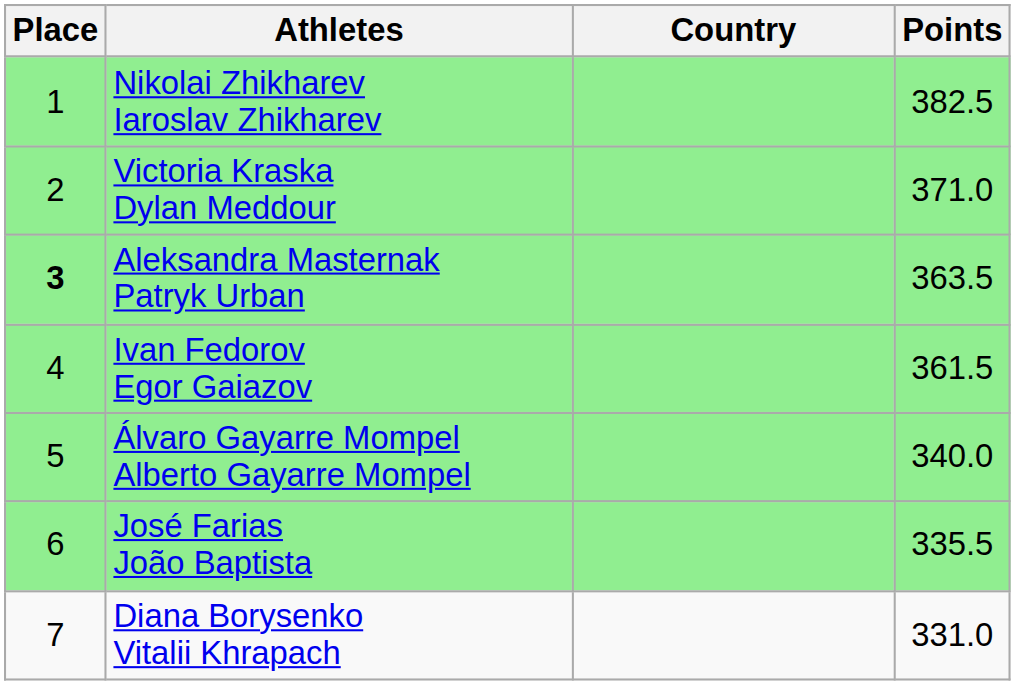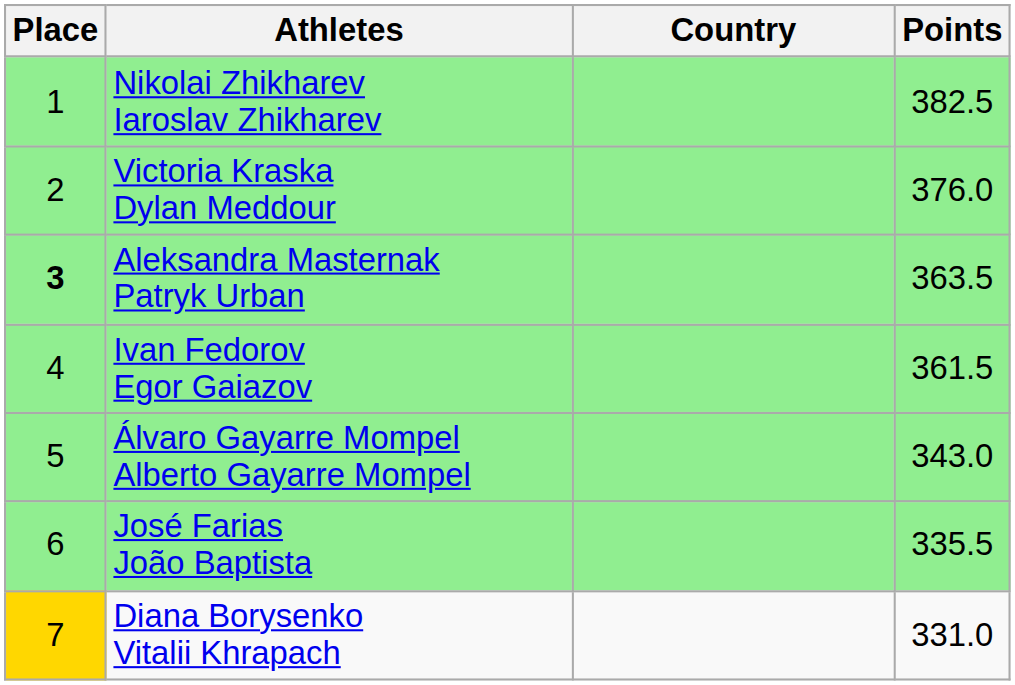(952, 189) 371.0 -> (952, 189) 376.0
(952, 456) 340.0 -> (952, 456) 343.0
(55, 634) no background -> (55, 634) gold background
